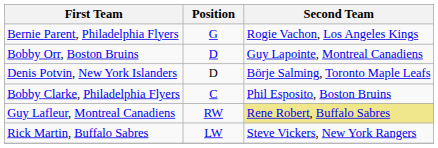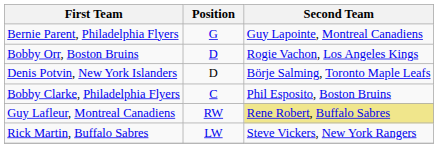(333, 34) Rogie Vachon, Los Angeles Kings -> (335, 34) Guy Lapointe, Montreal Canadiens
(335, 53) Guy Lapointe, Montreal Canadiens -> (333, 53) Rogie Vachon, Los Angeles Kings
